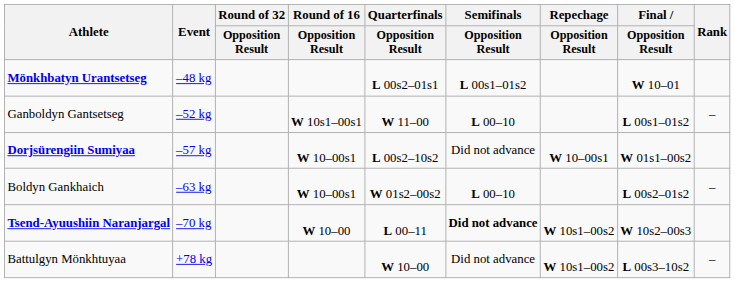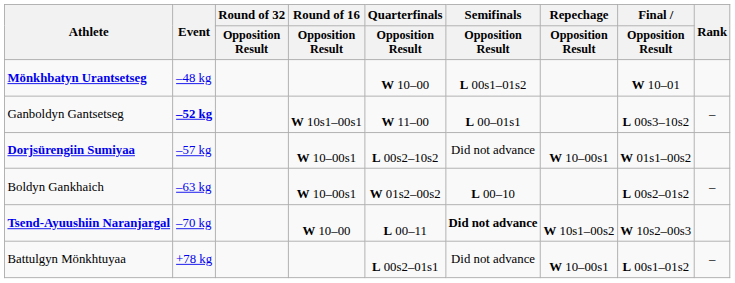(405, 85) L 00s2–01s1 -> (405, 85) W 10–00
(194, 114) normal -> (194, 114) bold
(493, 122) L 00–10 -> (493, 122) L 00–01s1
(656, 122) L 00s1–01s2 -> (656, 122) L 00s3–10s2
(405, 267) W 10–00 -> (405, 267) L 00s2–01s1
(579, 267) W 10s1–00s2 -> (579, 267) W 10–00s1
(656, 267) L 00s3–10s2 -> (656, 267) L 00s1–01s2
